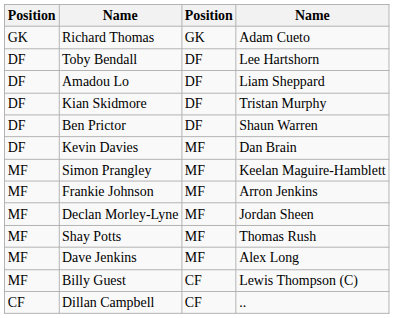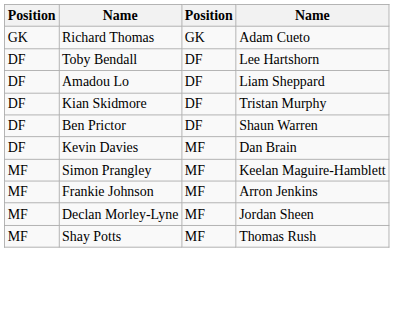- row: (99, 258)
- row: (94, 280)
- row: (108, 302)
